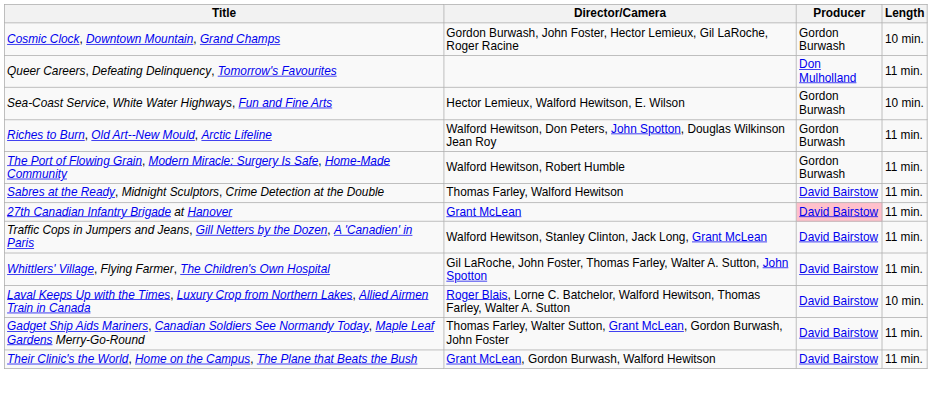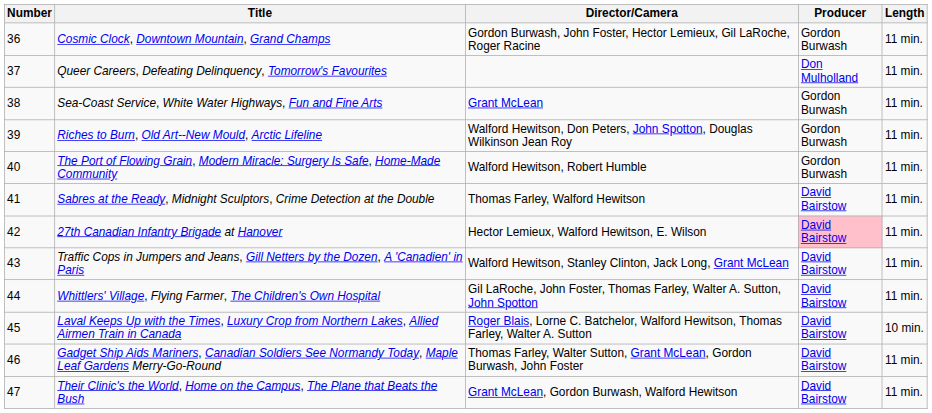+ column: (29, 13)
(904, 39) 10 min. -> (904, 39) 11 min.
(566, 103) Hector Lemieux, Walford Hewitson, E. Wilson -> (506, 103) Grant McLean
(904, 103) 10 min. -> (904, 103) 11 min.
(484, 211) Grant McLean -> (587, 231) Hector Lemieux, Walford Hewitson, E. Wilson
